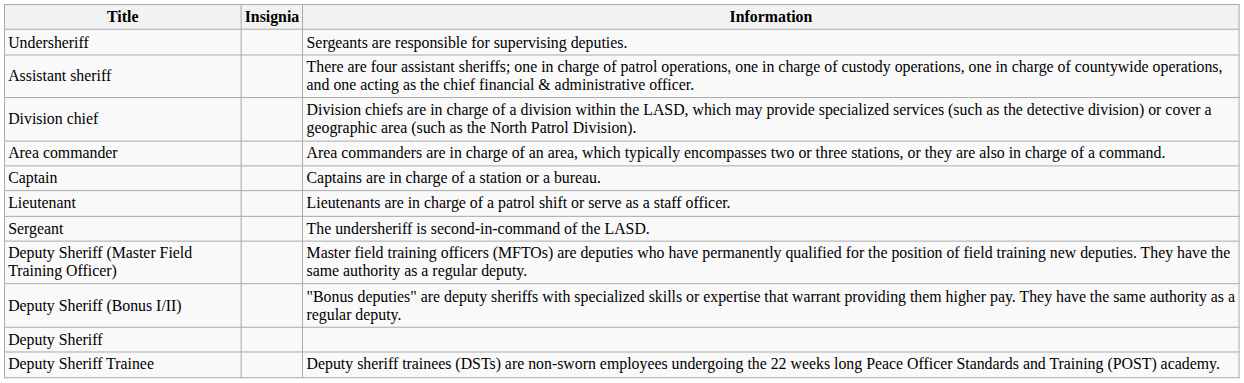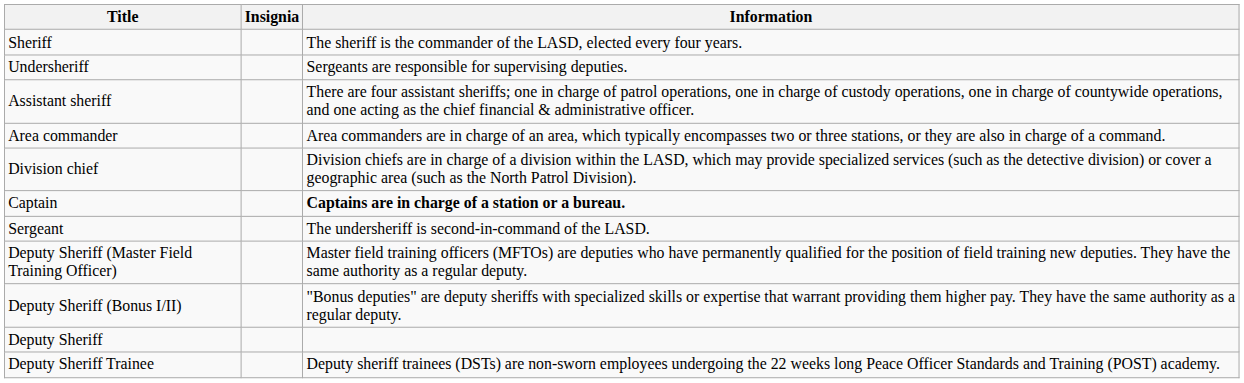+ row: (30, 42)
rows swapped: (53, 119) <-> (63, 153)
(454, 178) normal -> (466, 203) bold
- row: (42, 203)
